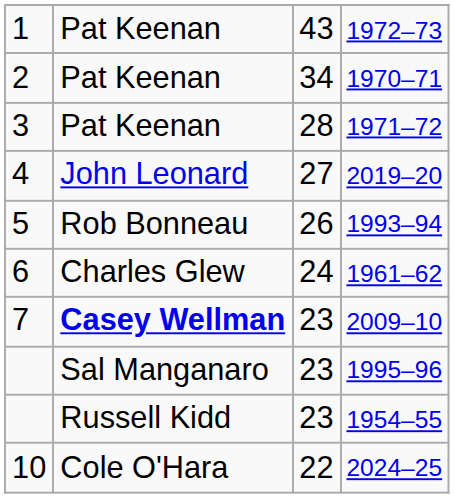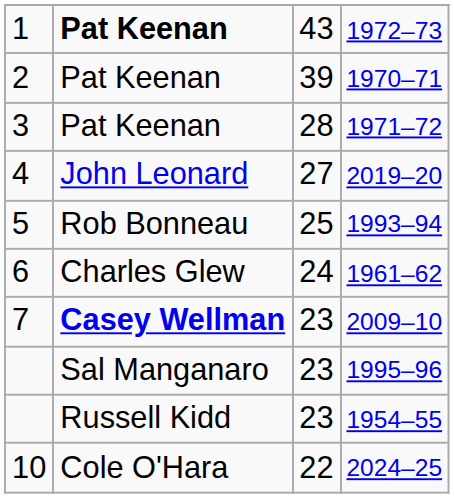(141, 28) normal -> (144, 28) bold
(316, 77) 34 -> (316, 77) 39
(316, 223) 26 -> (316, 223) 25
